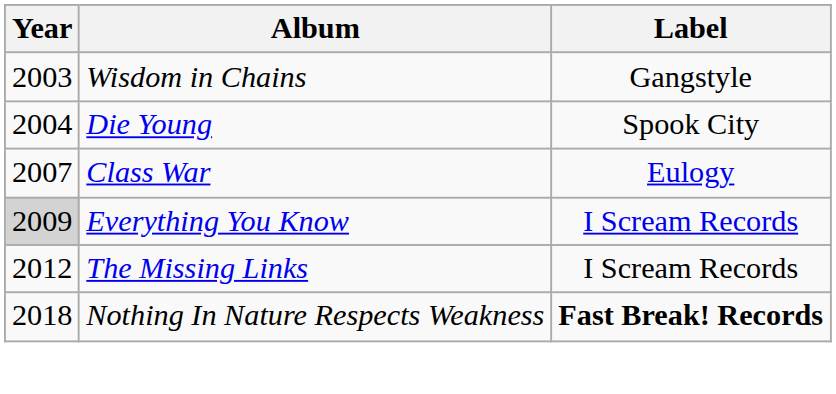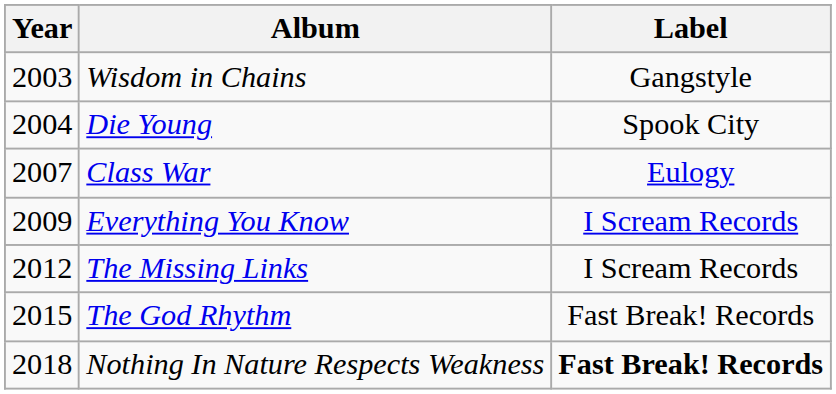(42, 220) lightgrey background -> (42, 220) no background
+ row: (189, 316)
